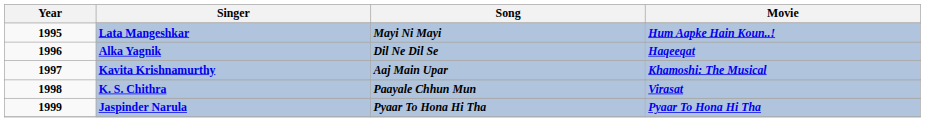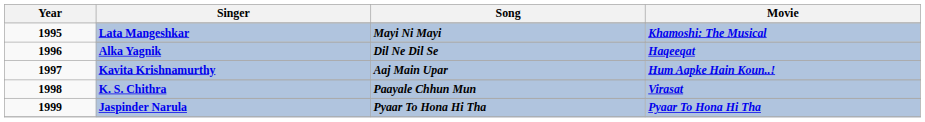(712, 32) Hum Aapke Hain Koun..! -> (707, 32) Khamoshi: The Musical
(707, 70) Khamoshi: The Musical -> (712, 70) Hum Aapke Hain Koun..!
